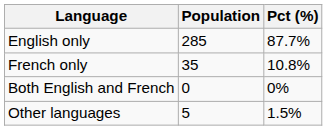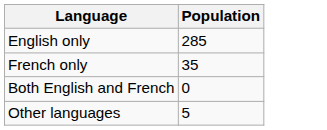- column: (293, 16)
